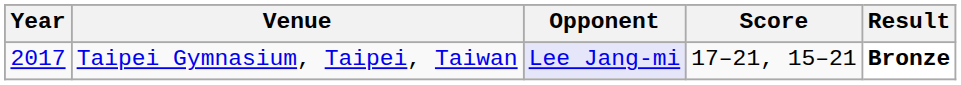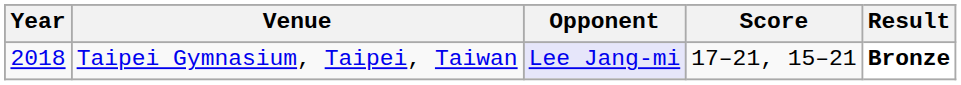(38, 61) 2017 -> (38, 61) 2018
